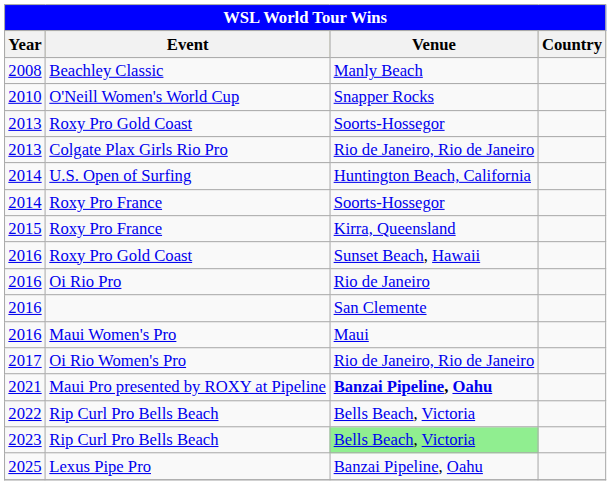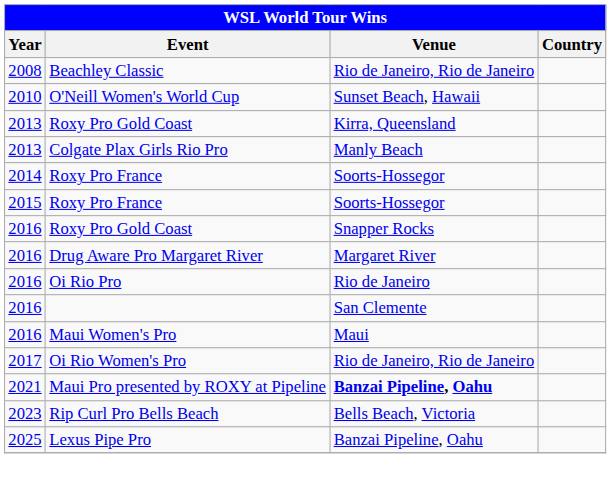(378, 70) Manly Beach -> (434, 70) Rio de Janeiro, Rio de Janeiro
(384, 96) Snapper Rocks -> (407, 96) Sunset Beach, Hawaii
(389, 123) Soorts-Hossegor -> (395, 123) Kirra, Queensland
(434, 149) Rio de Janeiro, Rio de Janeiro -> (378, 149) Manly Beach
- row: (25, 176)
(395, 228) Kirra, Queensland -> (389, 202) Soorts-Hossegor
(407, 255) Sunset Beach, Hawaii -> (384, 228) Snapper Rocks
+ row: (25, 255)
- row: (25, 413)
(404, 439) lightgreen background -> (404, 413) no background
